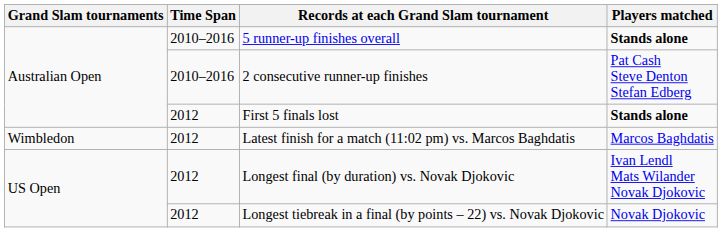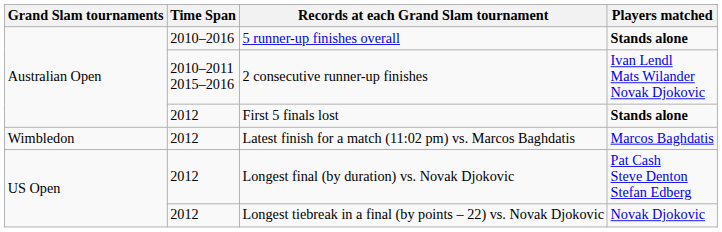(202, 76) 2010–2016 -> (202, 76) 2010–2011 2015–2016
(651, 76) Pat Cash Steve Denton Stefan Edberg -> (658, 76) Ivan Lendl Mats Wilander Novak Djokovic
(658, 176) Ivan Lendl Mats Wilander Novak Djokovic -> (651, 176) Pat Cash Steve Denton Stefan Edberg
